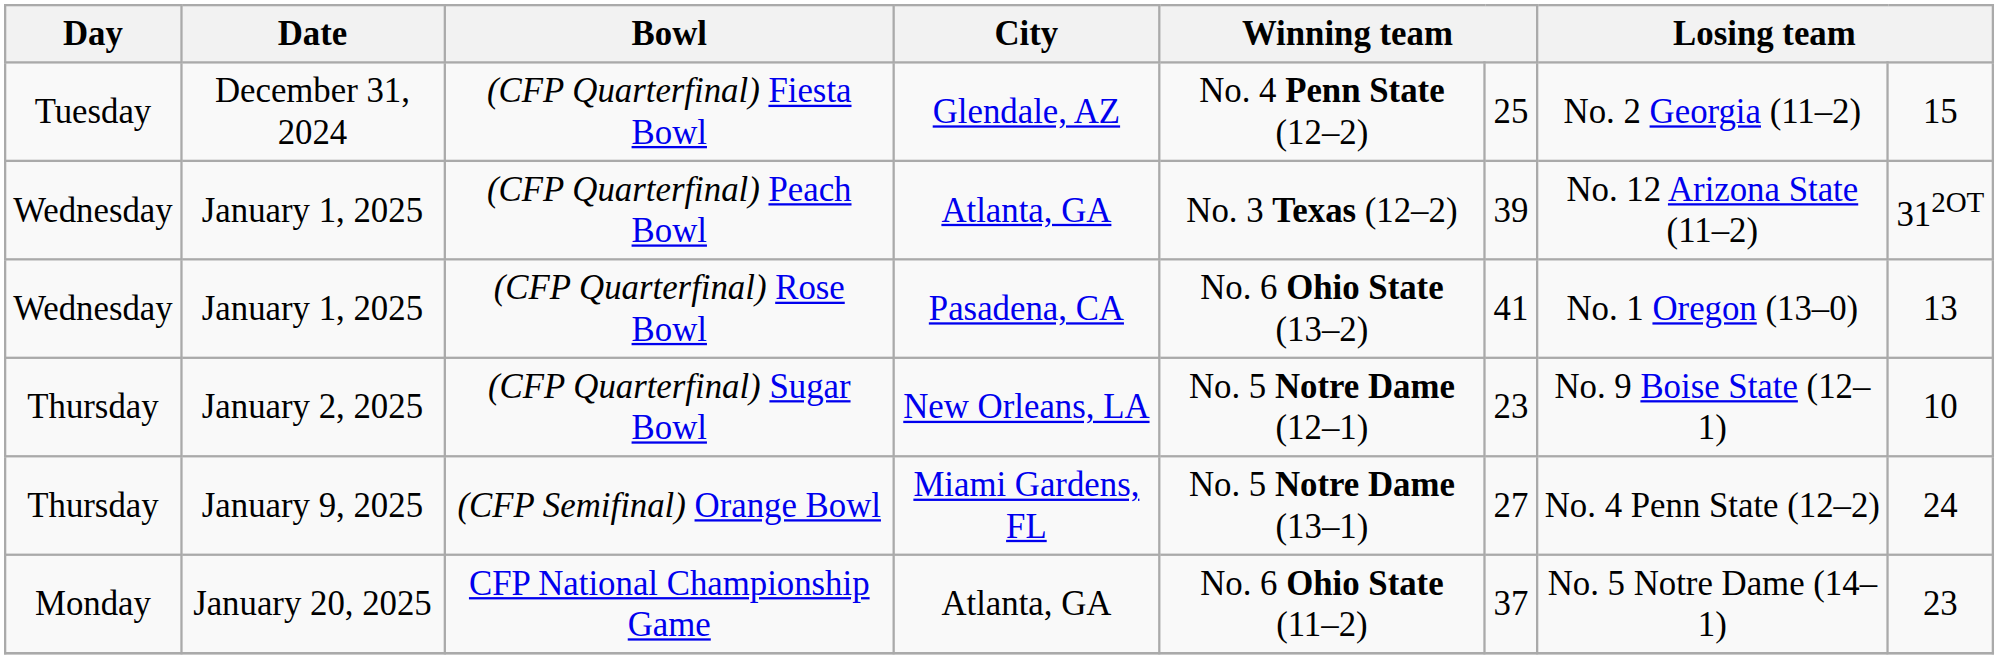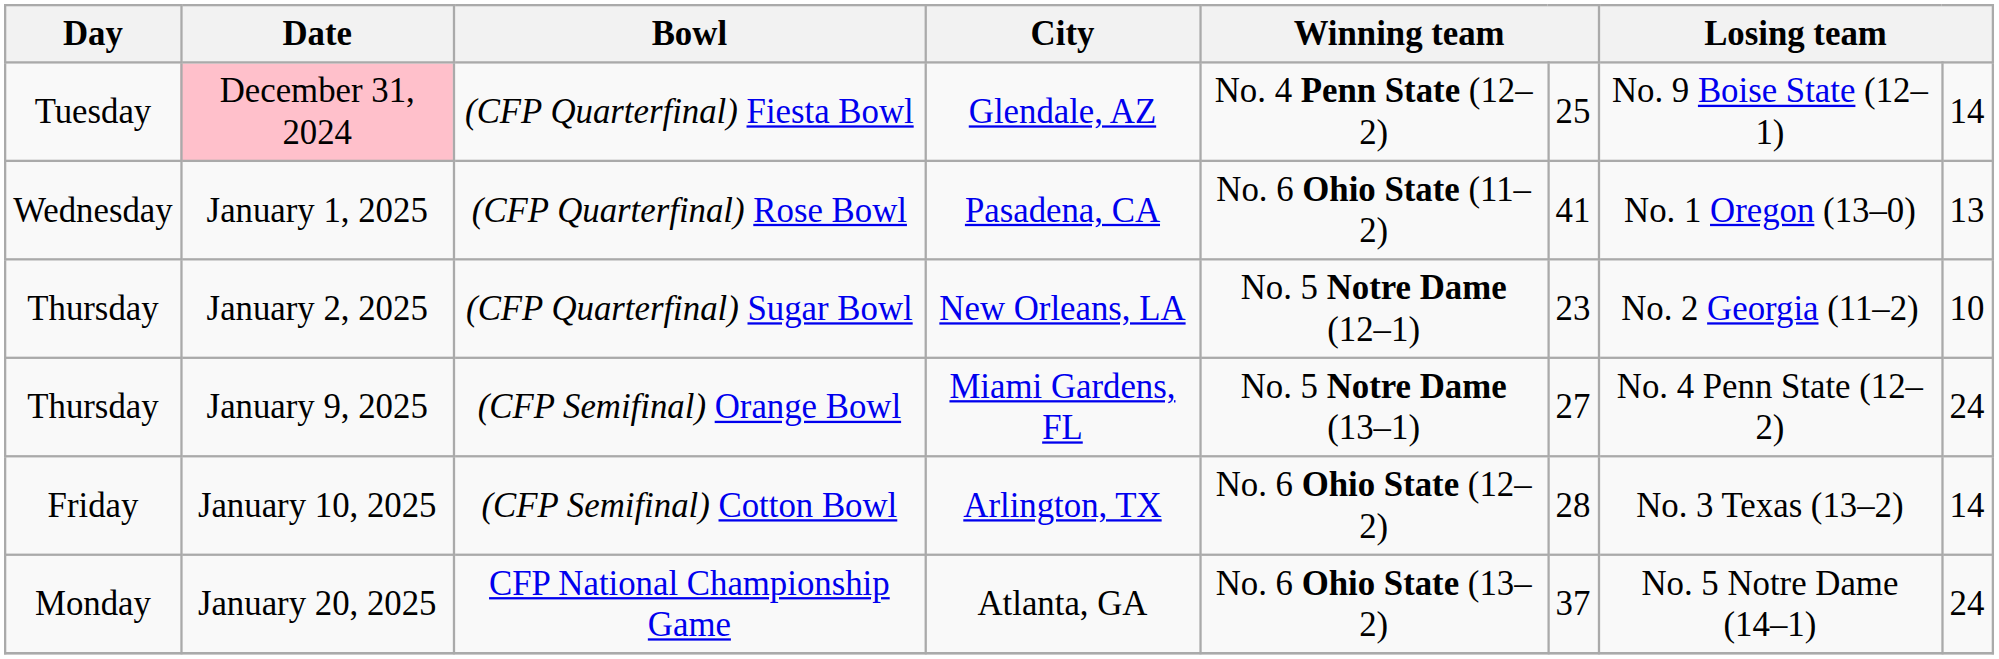(312, 111) no background -> (317, 111) pink background
(1712, 111) No. 2 Georgia (11–2) -> (1770, 111) No. 9 Boise State (12–1)
(1940, 111) 15 -> (1967, 111) 14
- row: (669, 210)
(1322, 308) No. 6 Ohio State (13–2) -> (1374, 210) No. 6 Ohio State (11–2)
(1712, 407) No. 9 Boise State (12–1) -> (1770, 308) No. 2 Georgia (11–2)
+ row: (689, 505)
(1322, 604) No. 6 Ohio State (11–2) -> (1374, 604) No. 6 Ohio State (13–2)
(1940, 604) 23 -> (1967, 604) 24
